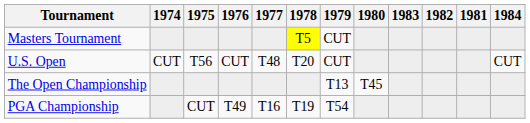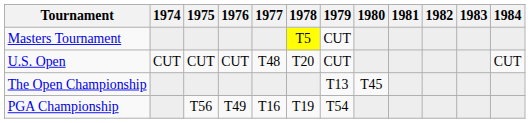columns swapped: (473, 16) <-> (405, 16)
(201, 61) T56 -> (201, 61) CUT
(201, 107) CUT -> (201, 107) T56
